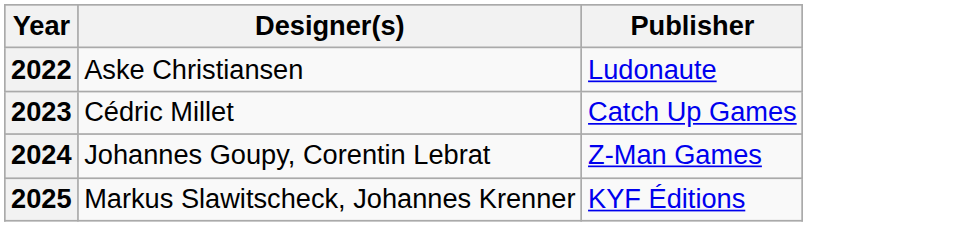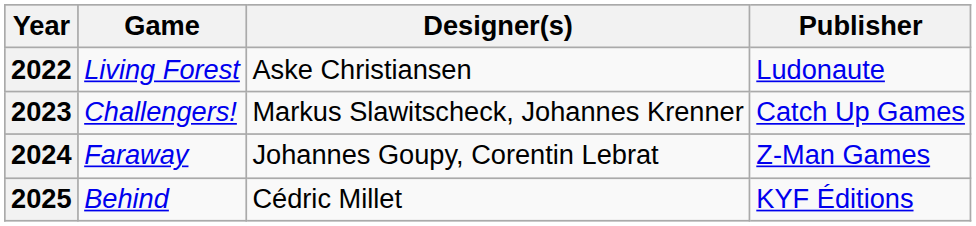+ column: (162, 26)
(159, 112) Cédric Millet -> (498, 112) Markus Slawitscheck, Johannes Krenner
(330, 198) Markus Slawitscheck, Johannes Krenner -> (327, 198) Cédric Millet
